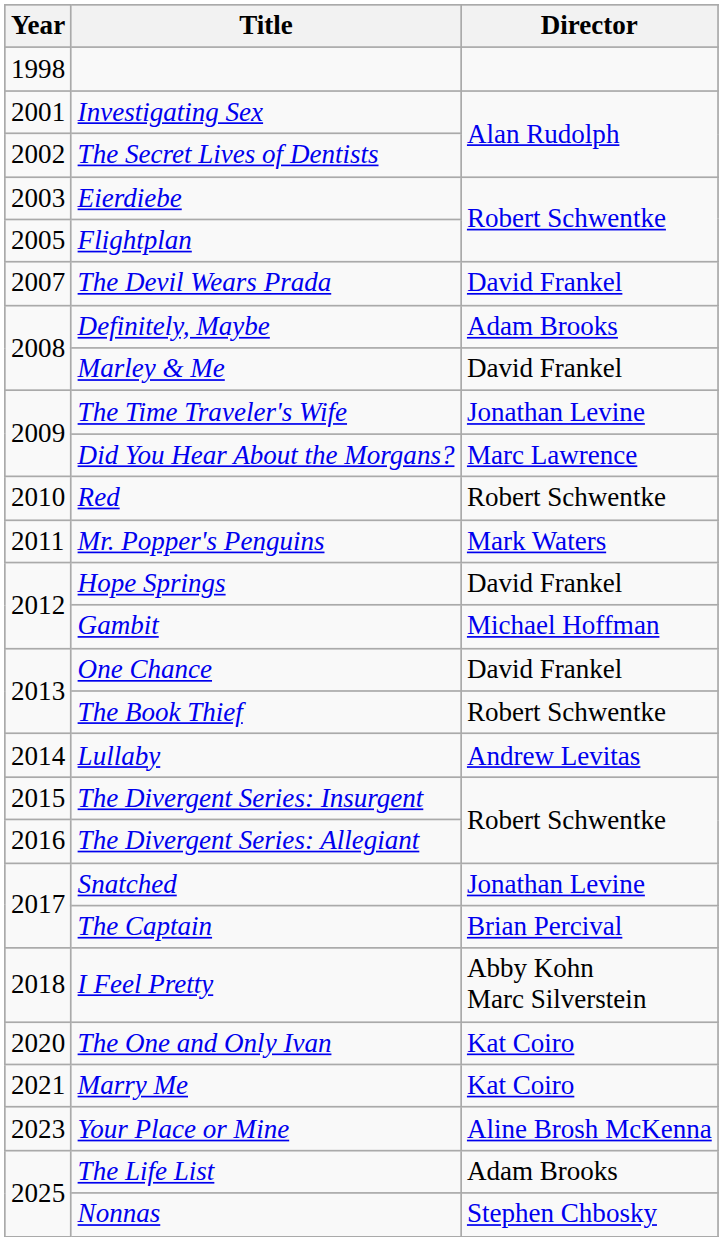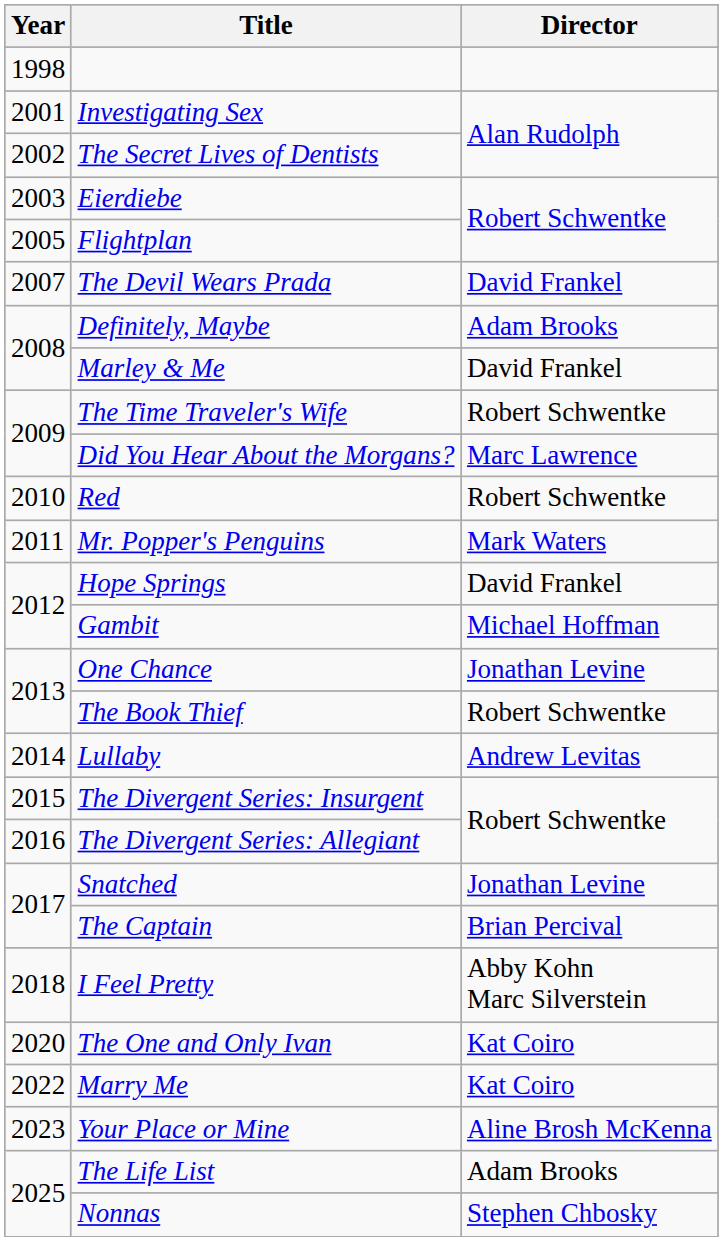(556, 411) Jonathan Levine -> (566, 411) Robert Schwentke
(545, 669) David Frankel -> (556, 669) Jonathan Levine
(38, 1085) 2021 -> (38, 1085) 2022
